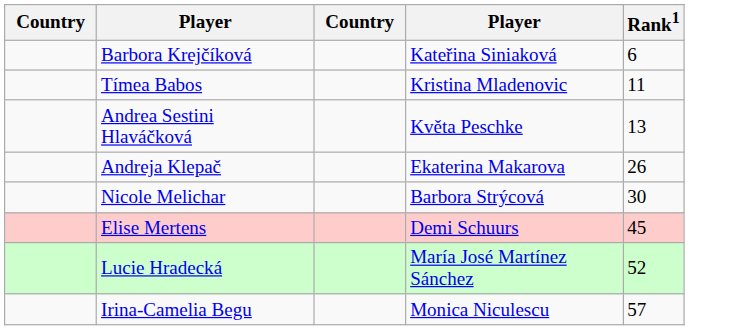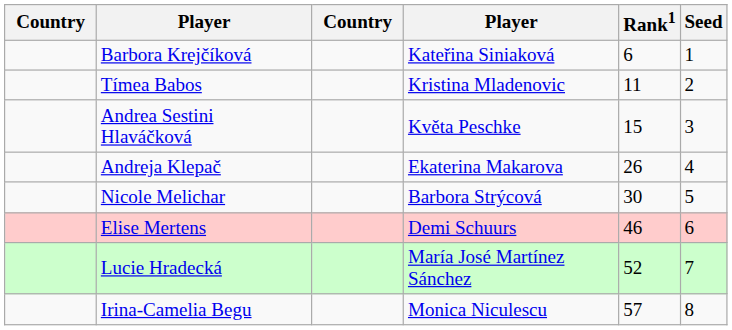+ column: (703, 22)
(637, 126) 13 -> (633, 126) 15
(637, 227) 45 -> (633, 227) 46
